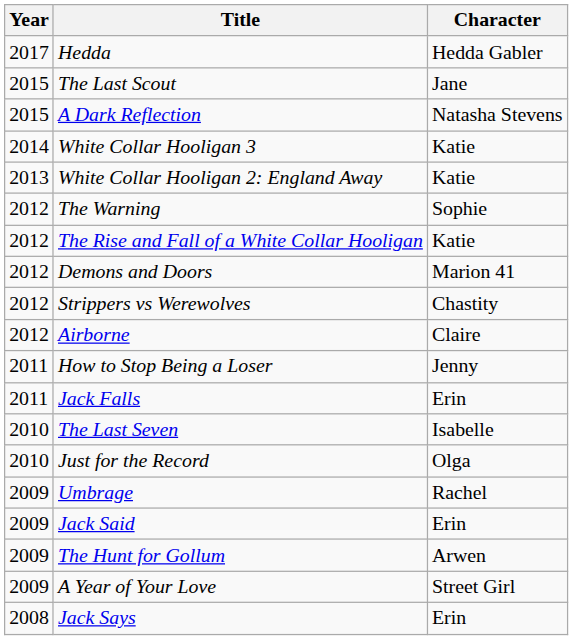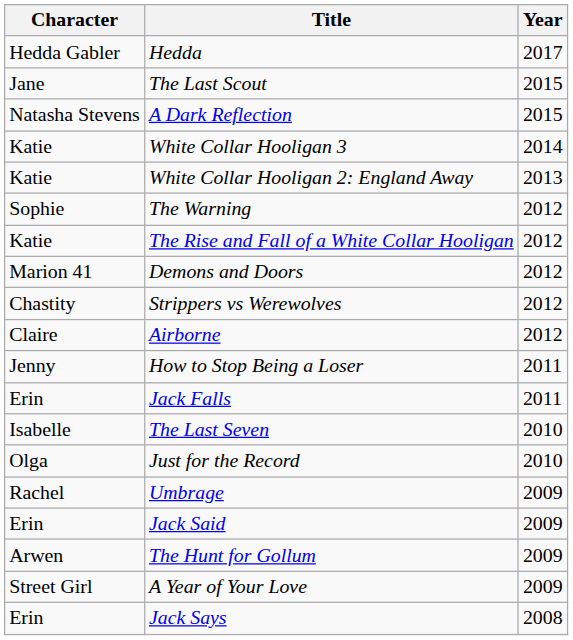columns swapped: (29, 20) <-> (497, 20)
